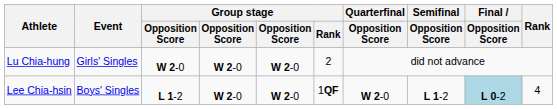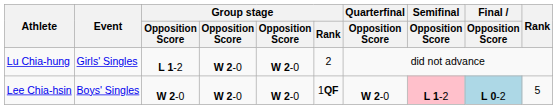(170, 68) W 2-0 -> (170, 68) L 1-2
(170, 96) L 1-2 -> (170, 96) W 2-0
(436, 96) no background -> (436, 96) pink background
(537, 90) 4 -> (537, 90) 5
